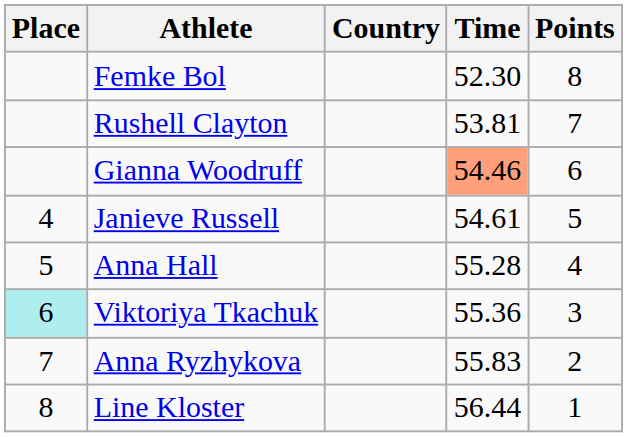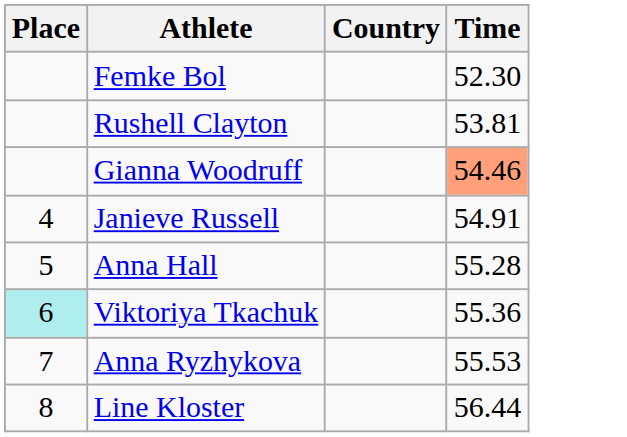- column: (575, 28)
(488, 218) 54.61 -> (488, 218) 54.91
(488, 360) 55.83 -> (488, 360) 55.53
